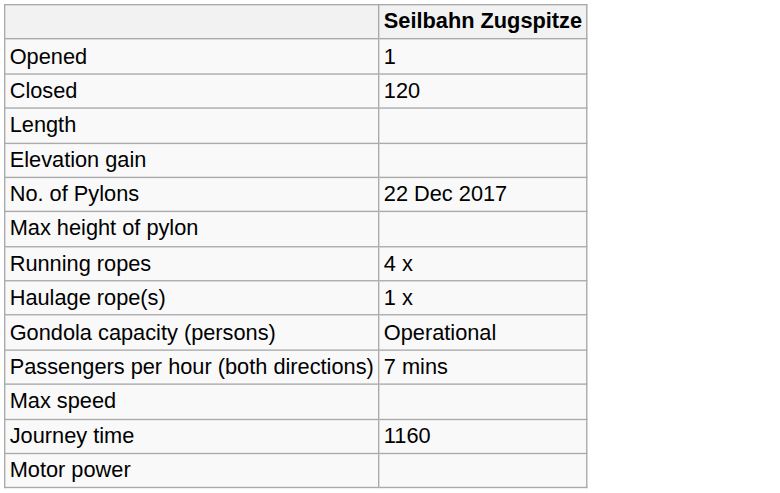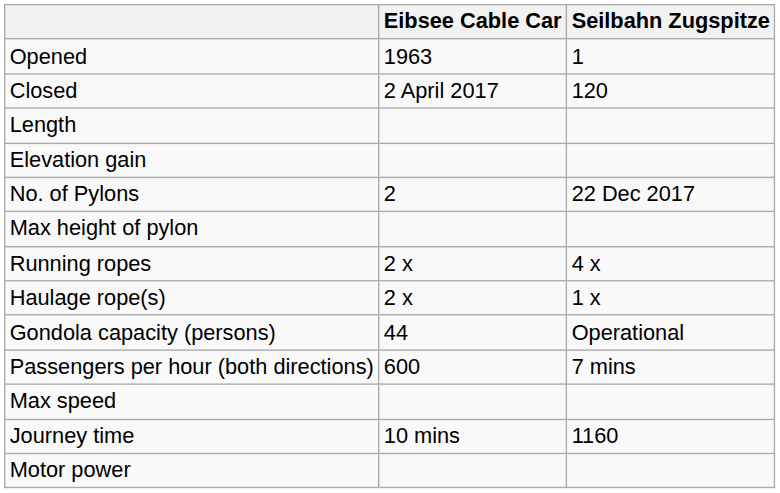+ column: (473, 21)
